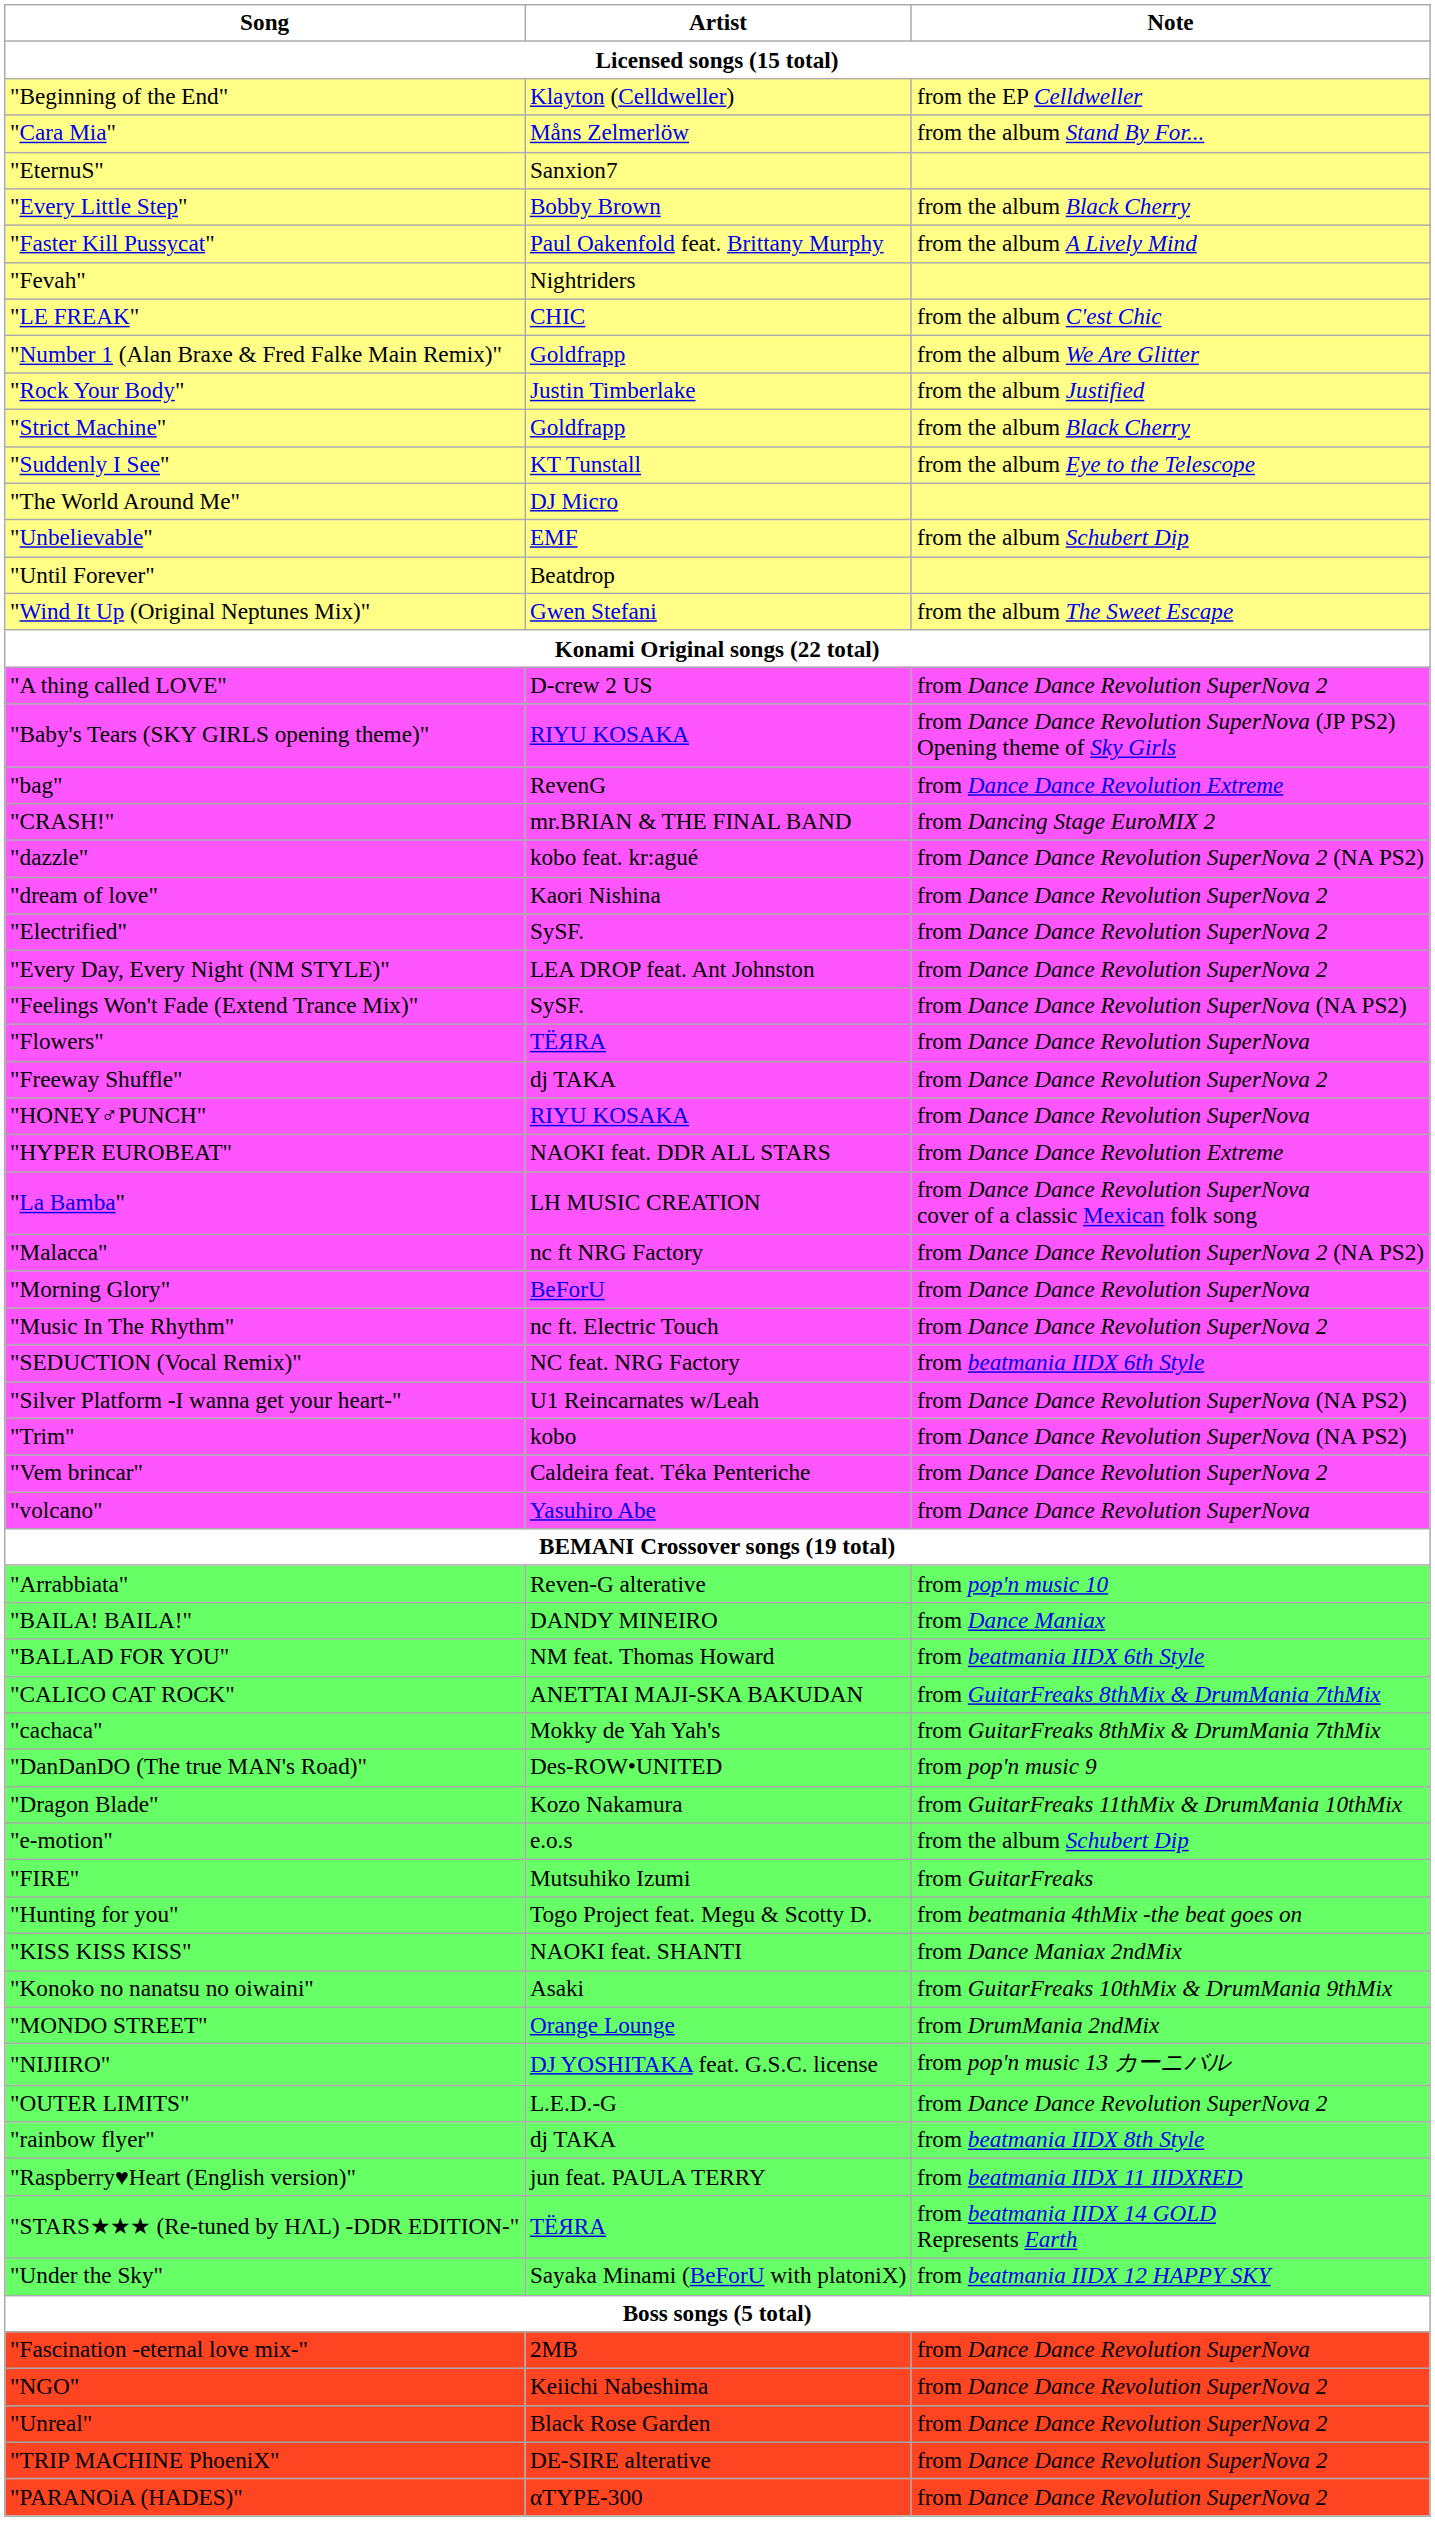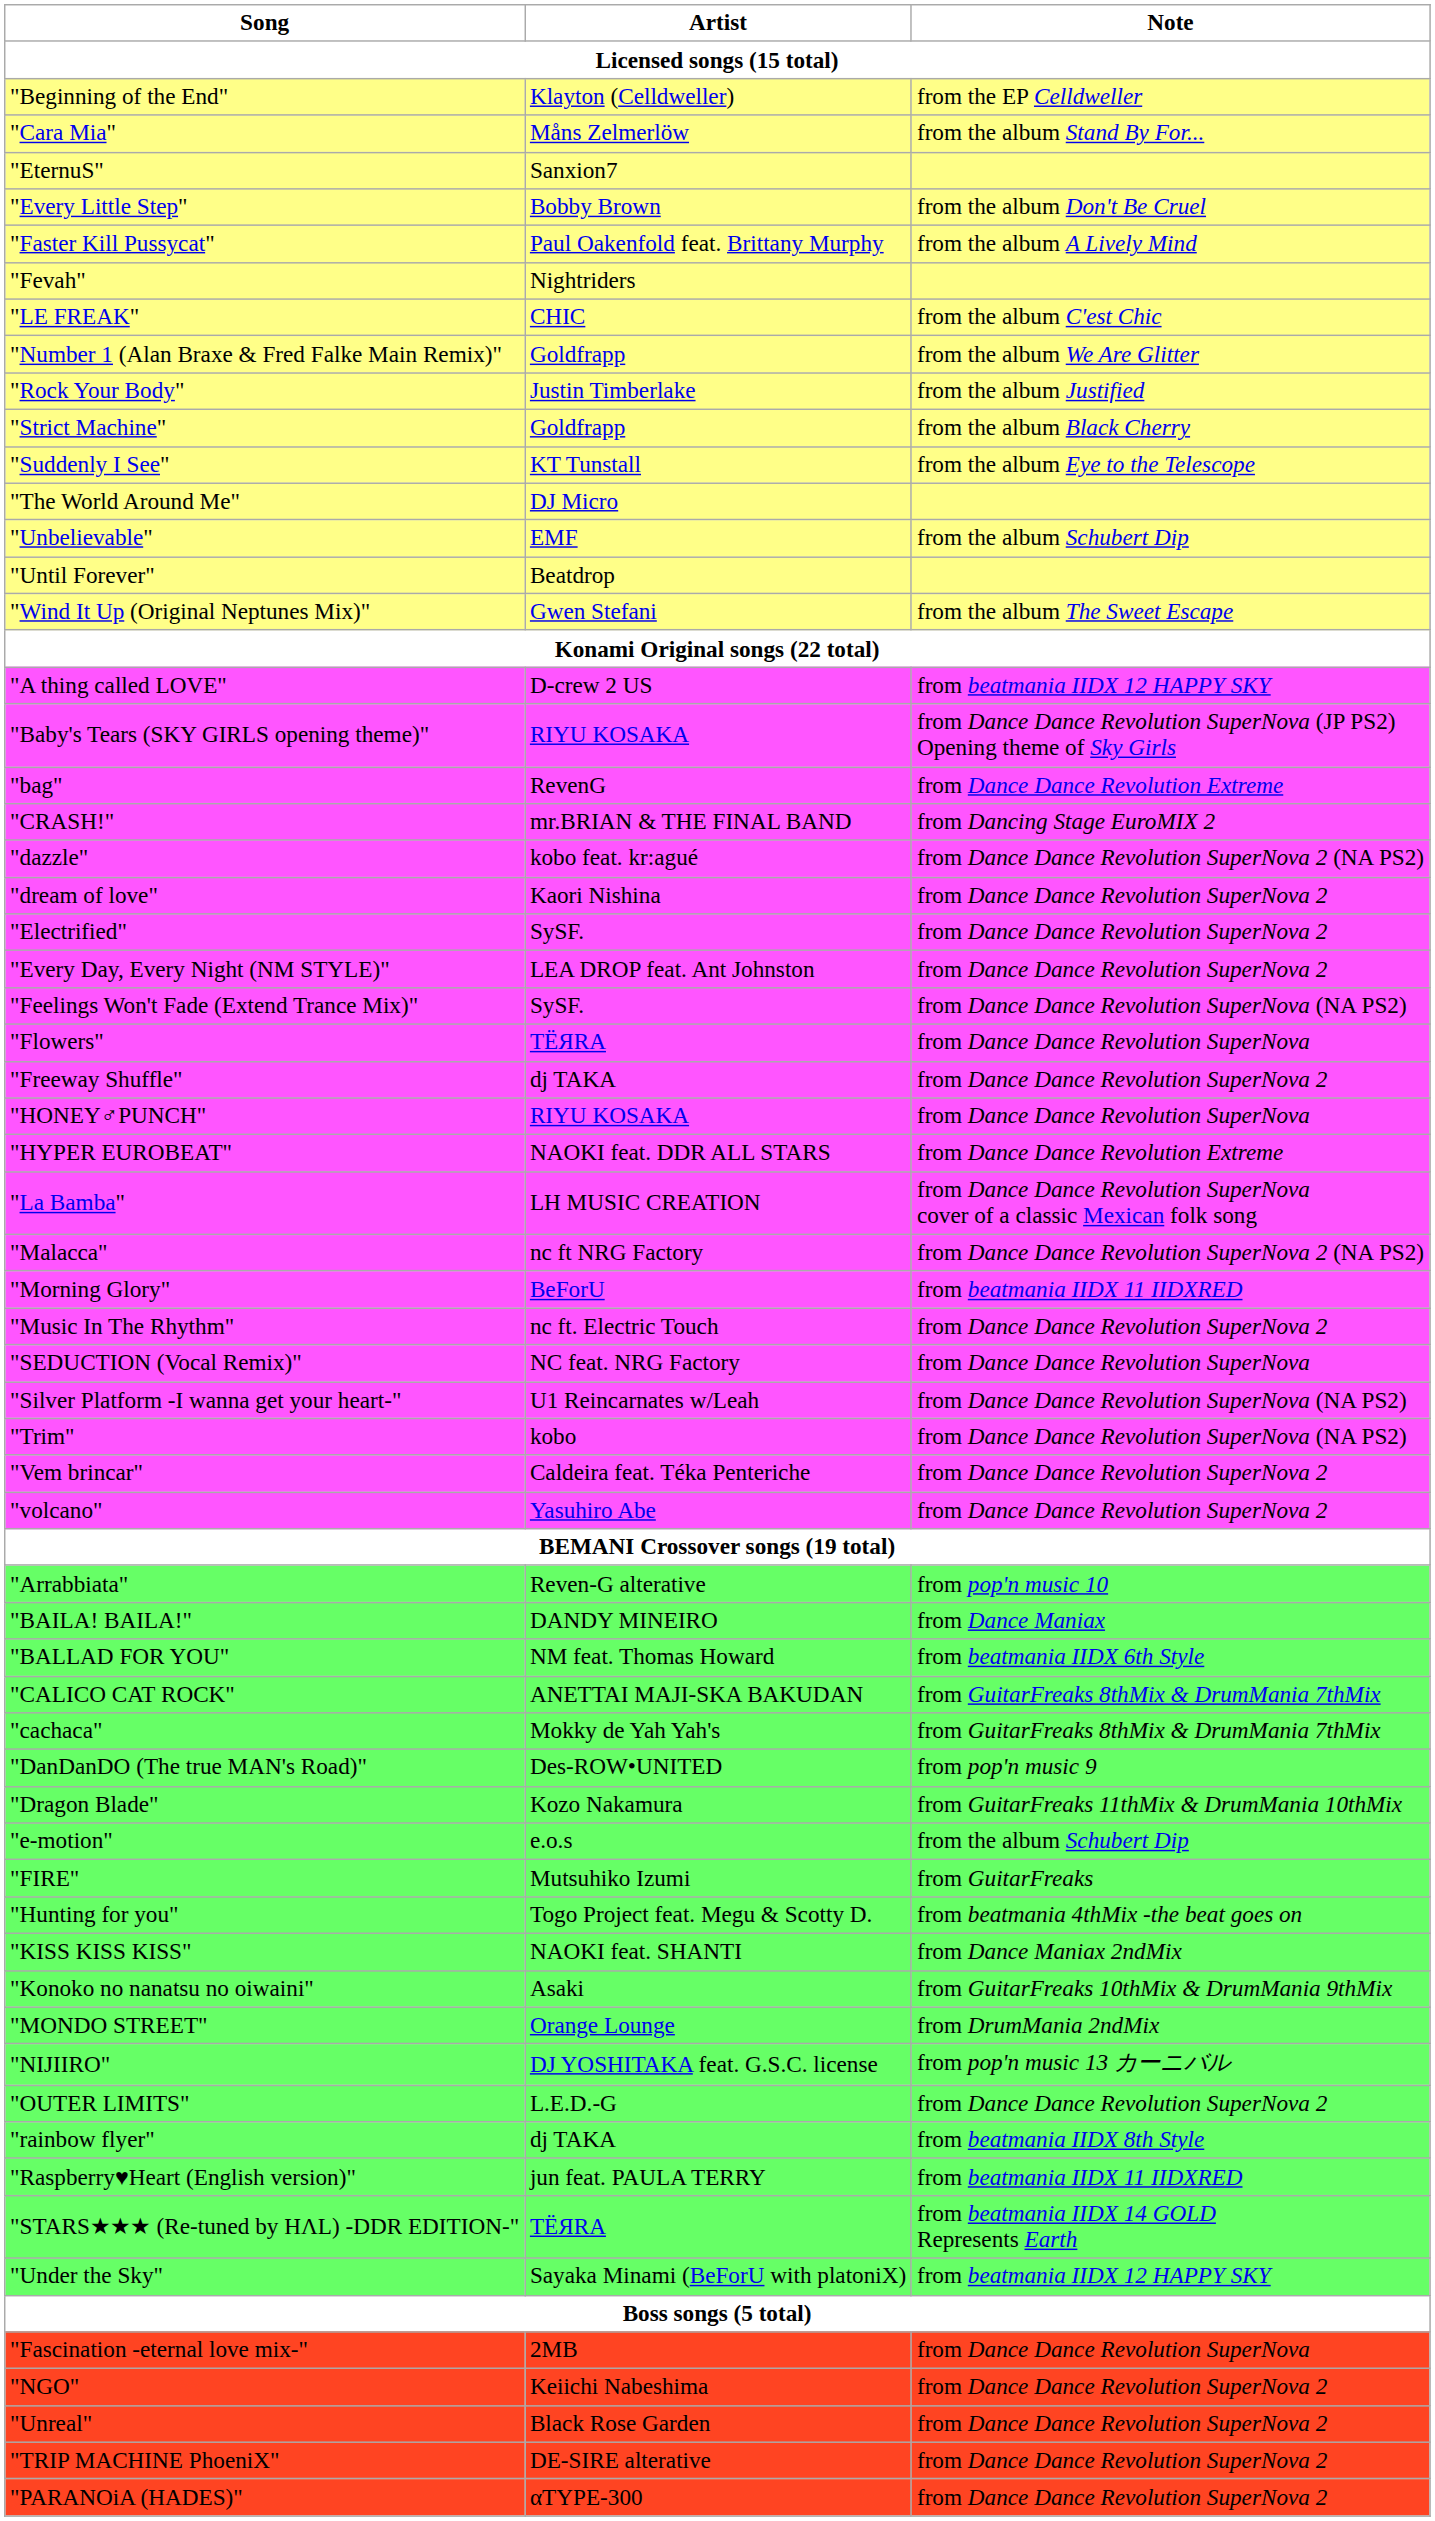(1053, 206) from the album Black Cherry -> (1061, 206) from the album Don't Be Cruel
(1122, 685) from Dance Dance Revolution SuperNova 2 -> (1094, 685) from beatmania IIDX 12 HAPPY SKY
(1113, 1289) from Dance Dance Revolution SuperNova -> (1080, 1289) from beatmania IIDX 11 IIDXRED
(1061, 1362) from beatmania IIDX 6th Style -> (1113, 1362) from Dance Dance Revolution SuperNova
(1113, 1510) from Dance Dance Revolution SuperNova -> (1122, 1510) from Dance Dance Revolution SuperNova 2
